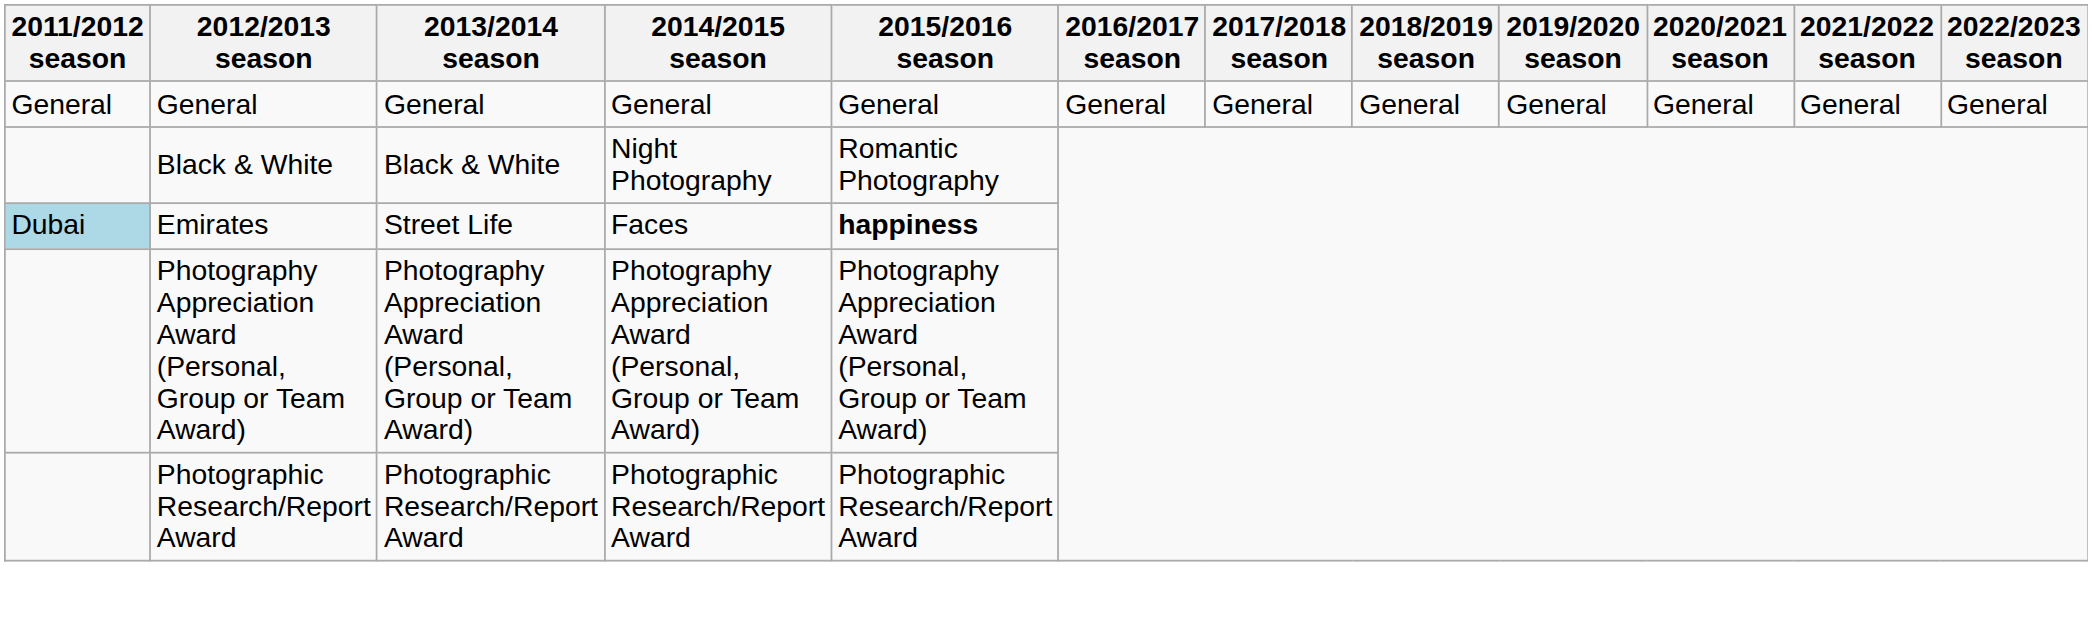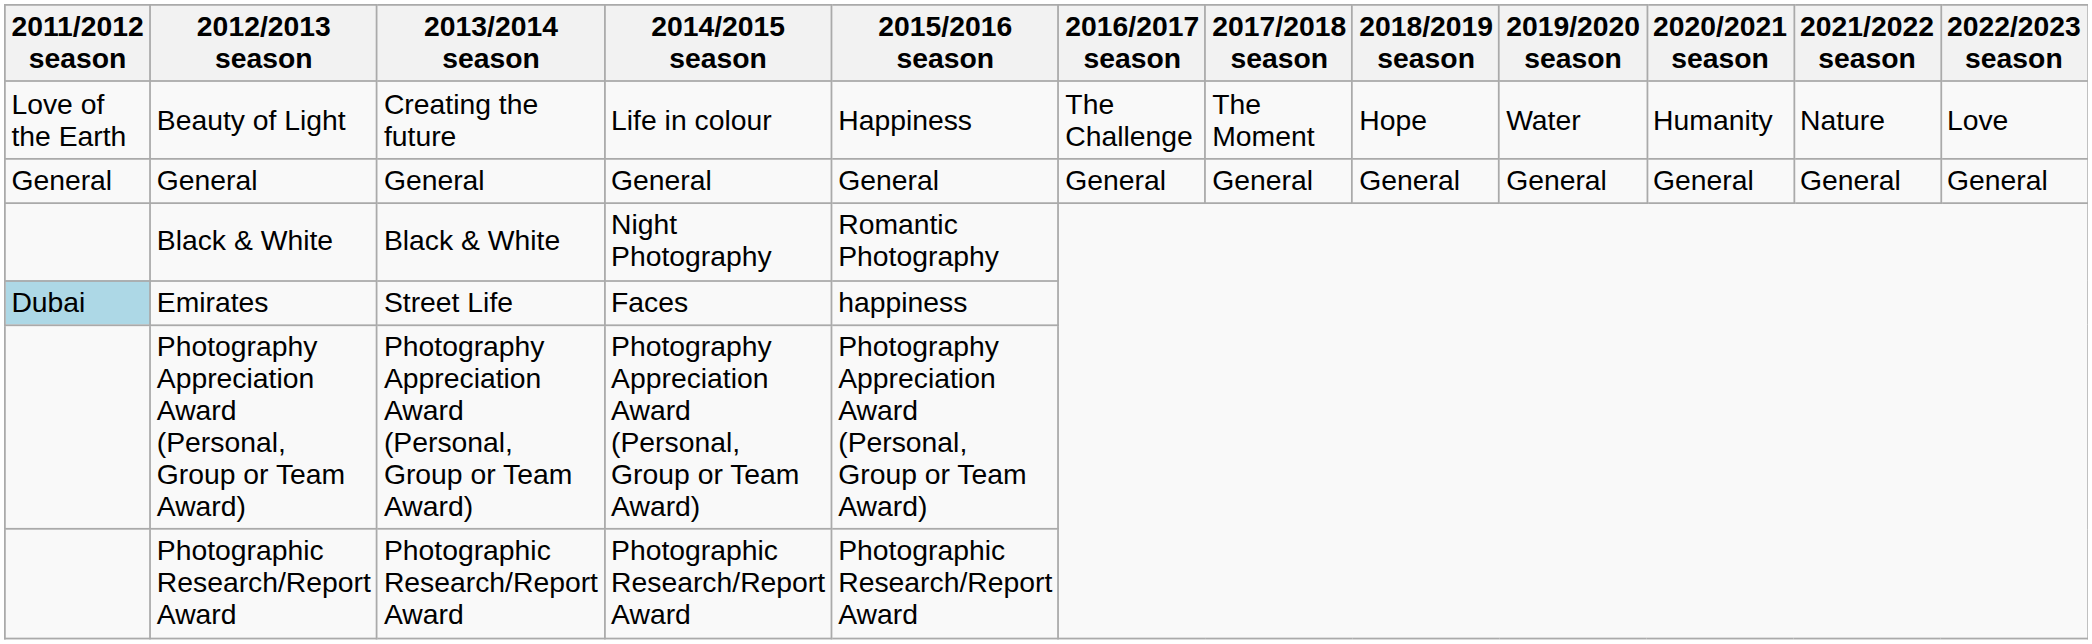+ row: (251, 119)
(908, 225) bold -> (903, 302) normal
